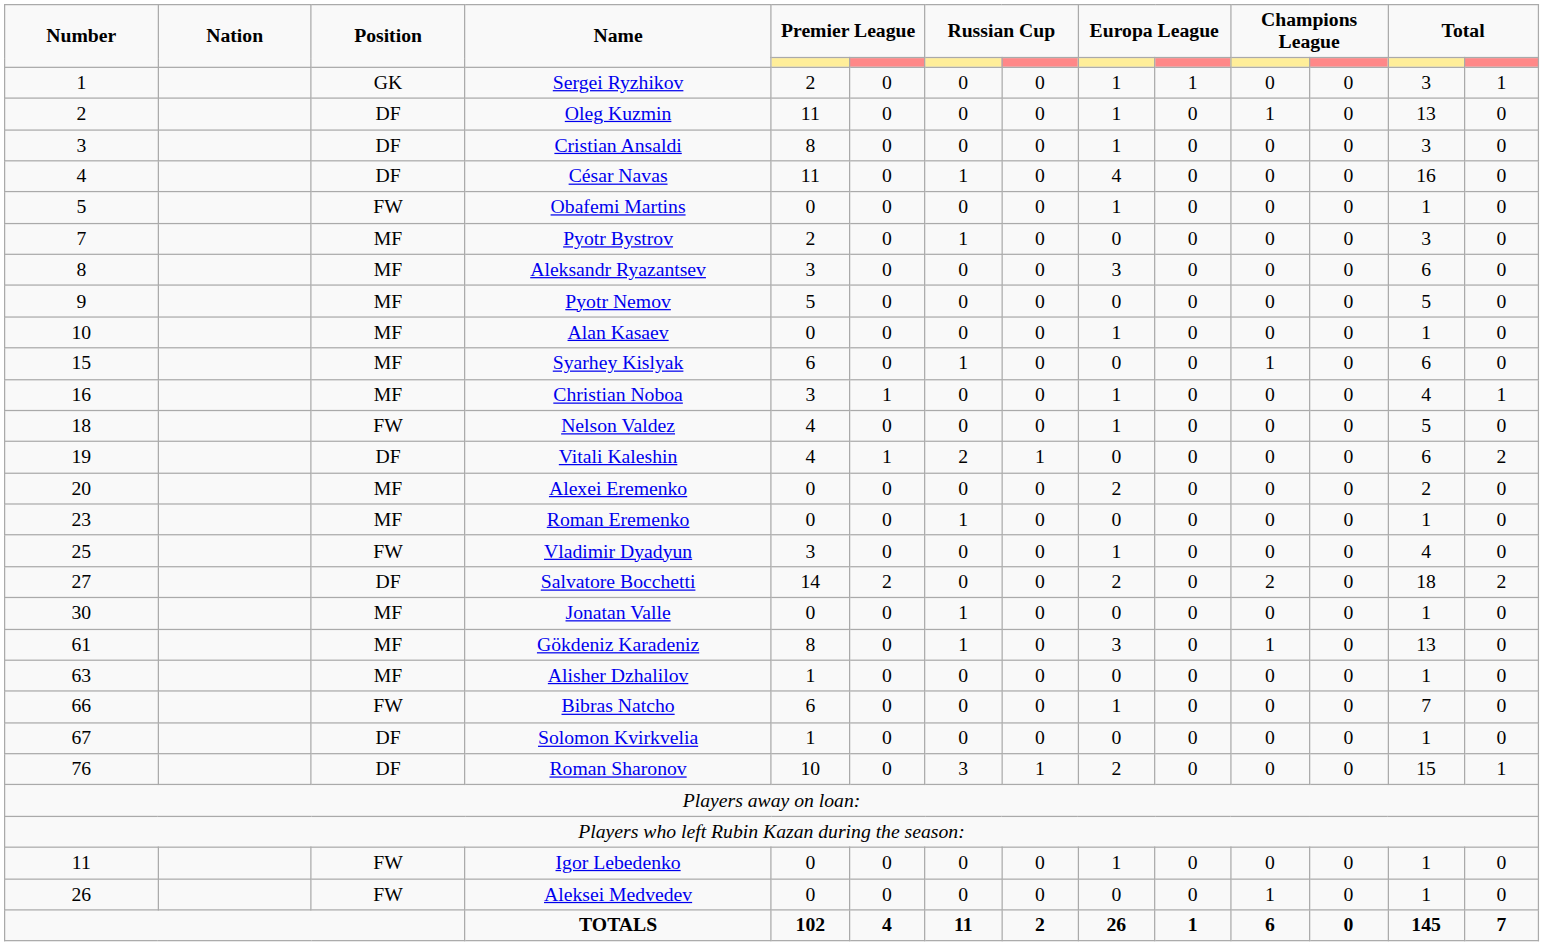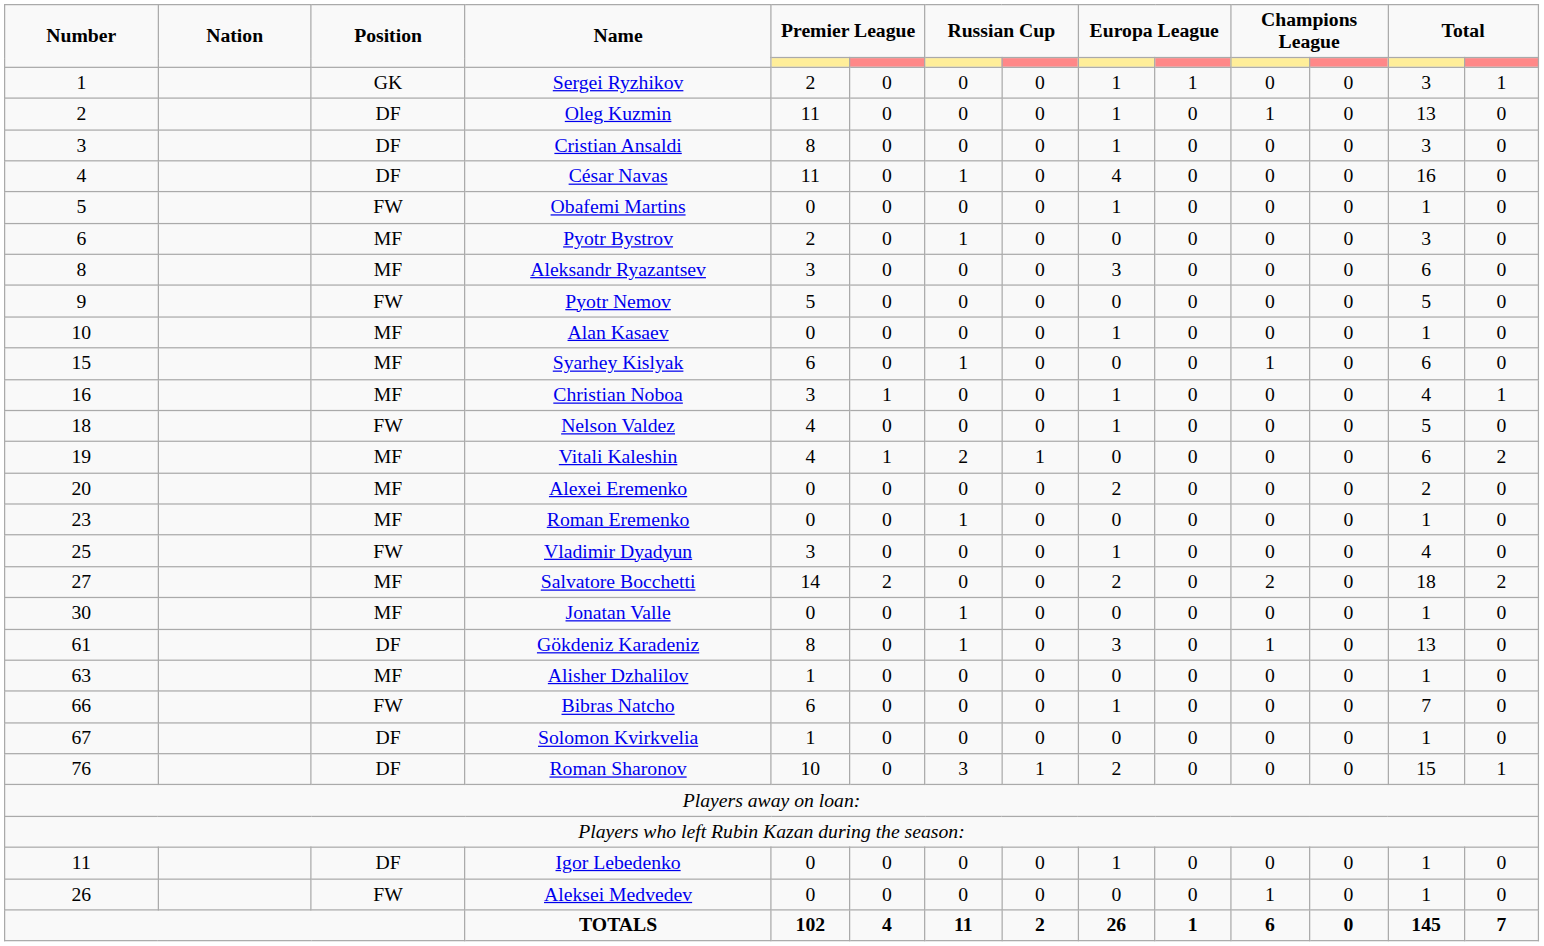(81, 238) 7 -> (81, 238) 6
(388, 301) MF -> (388, 301) FW
(388, 457) DF -> (388, 457) MF
(388, 581) DF -> (388, 581) MF
(388, 644) MF -> (388, 644) DF
(388, 862) FW -> (388, 862) DF
